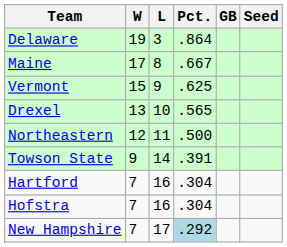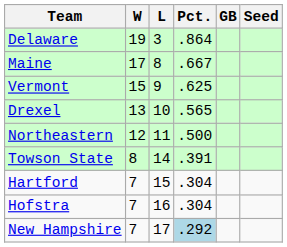(133, 159) 9 -> (133, 159) 8
(162, 183) 16 -> (162, 183) 15
